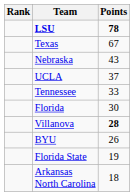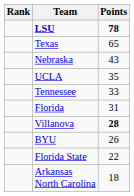(114, 44) 67 -> (114, 44) 65
(114, 76) 37 -> (114, 76) 35
(114, 108) 30 -> (114, 108) 31
(114, 156) 19 -> (114, 156) 22
